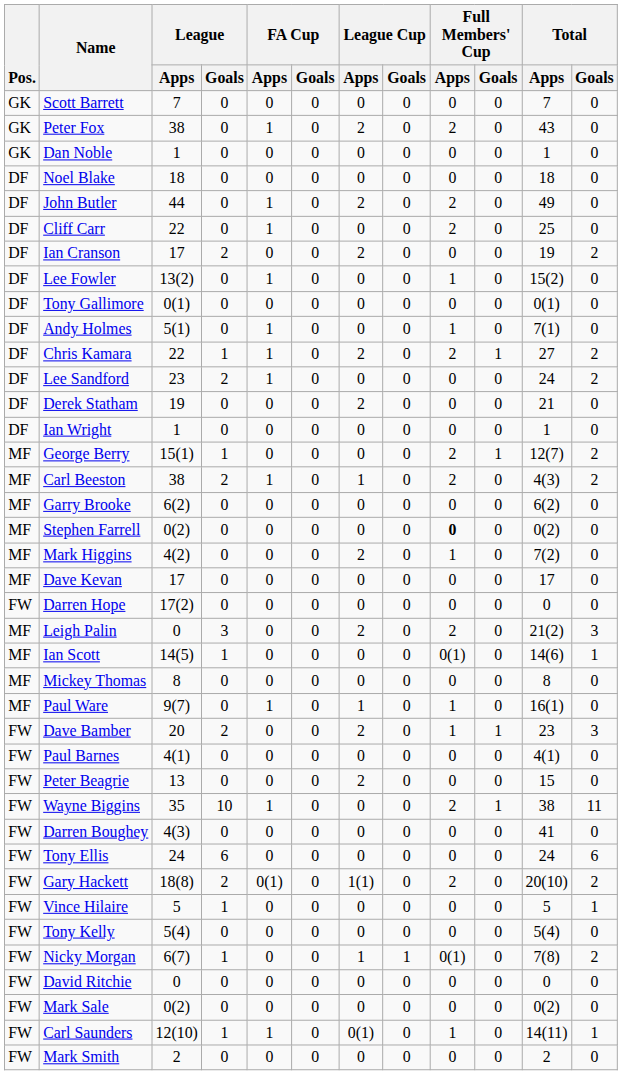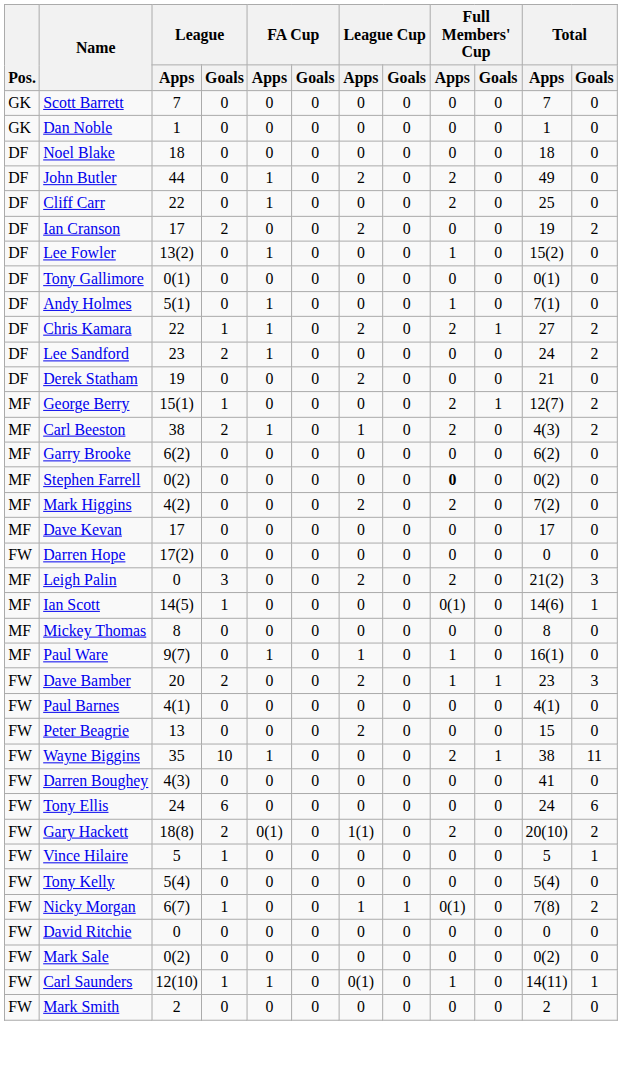- row: (74, 128)
- row: (77, 429)
(452, 555) 1 -> (452, 504) 2
